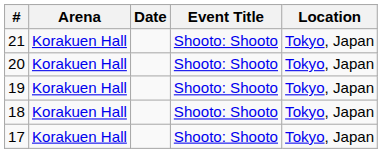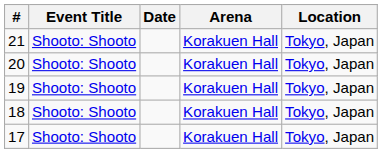columns swapped: (226, 17) <-> (79, 17)
